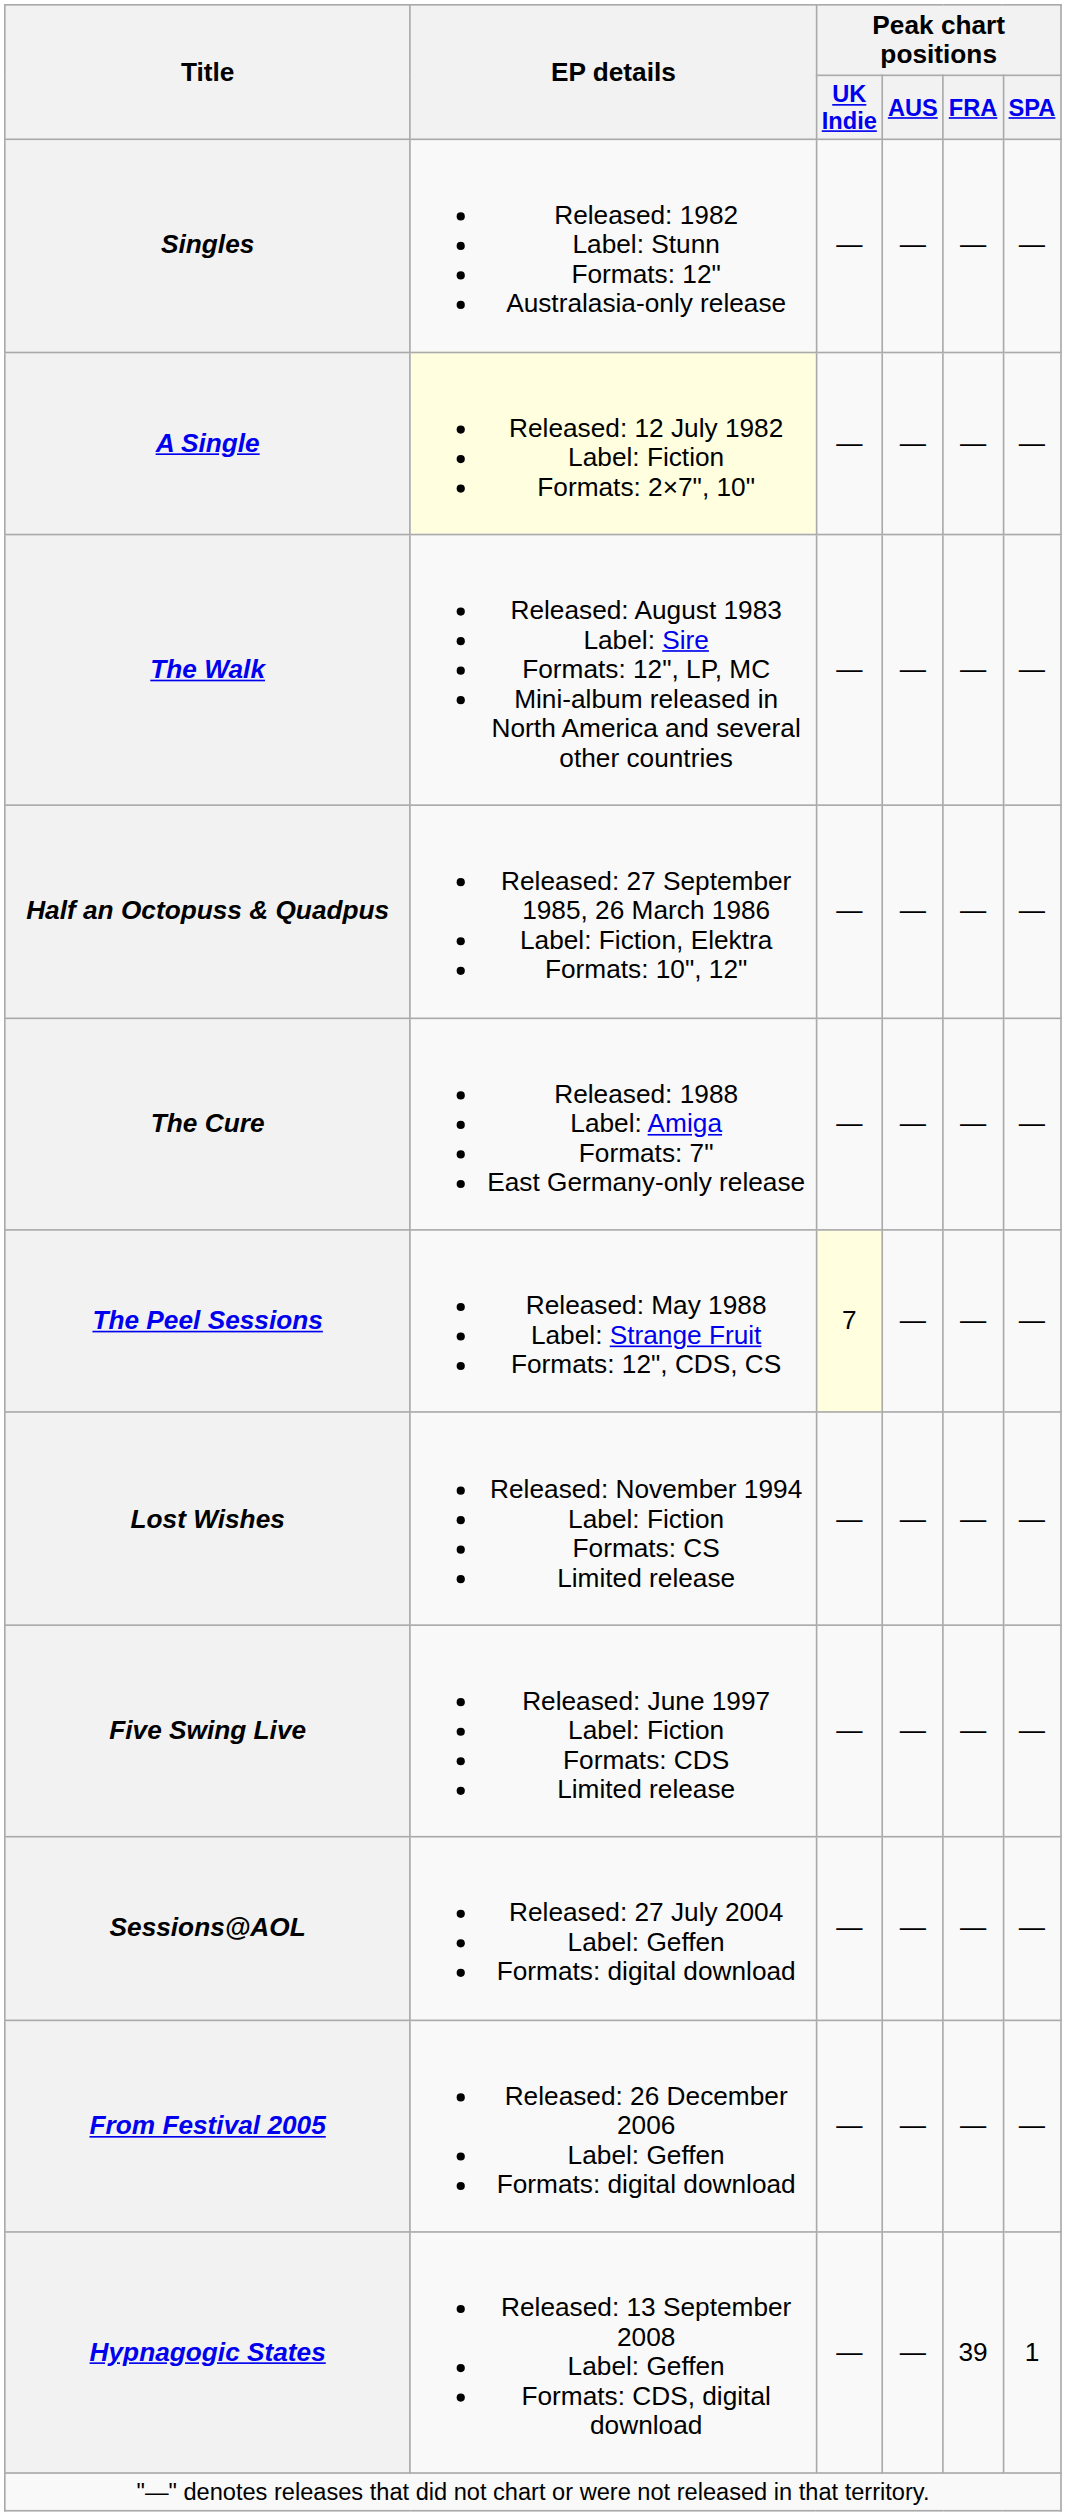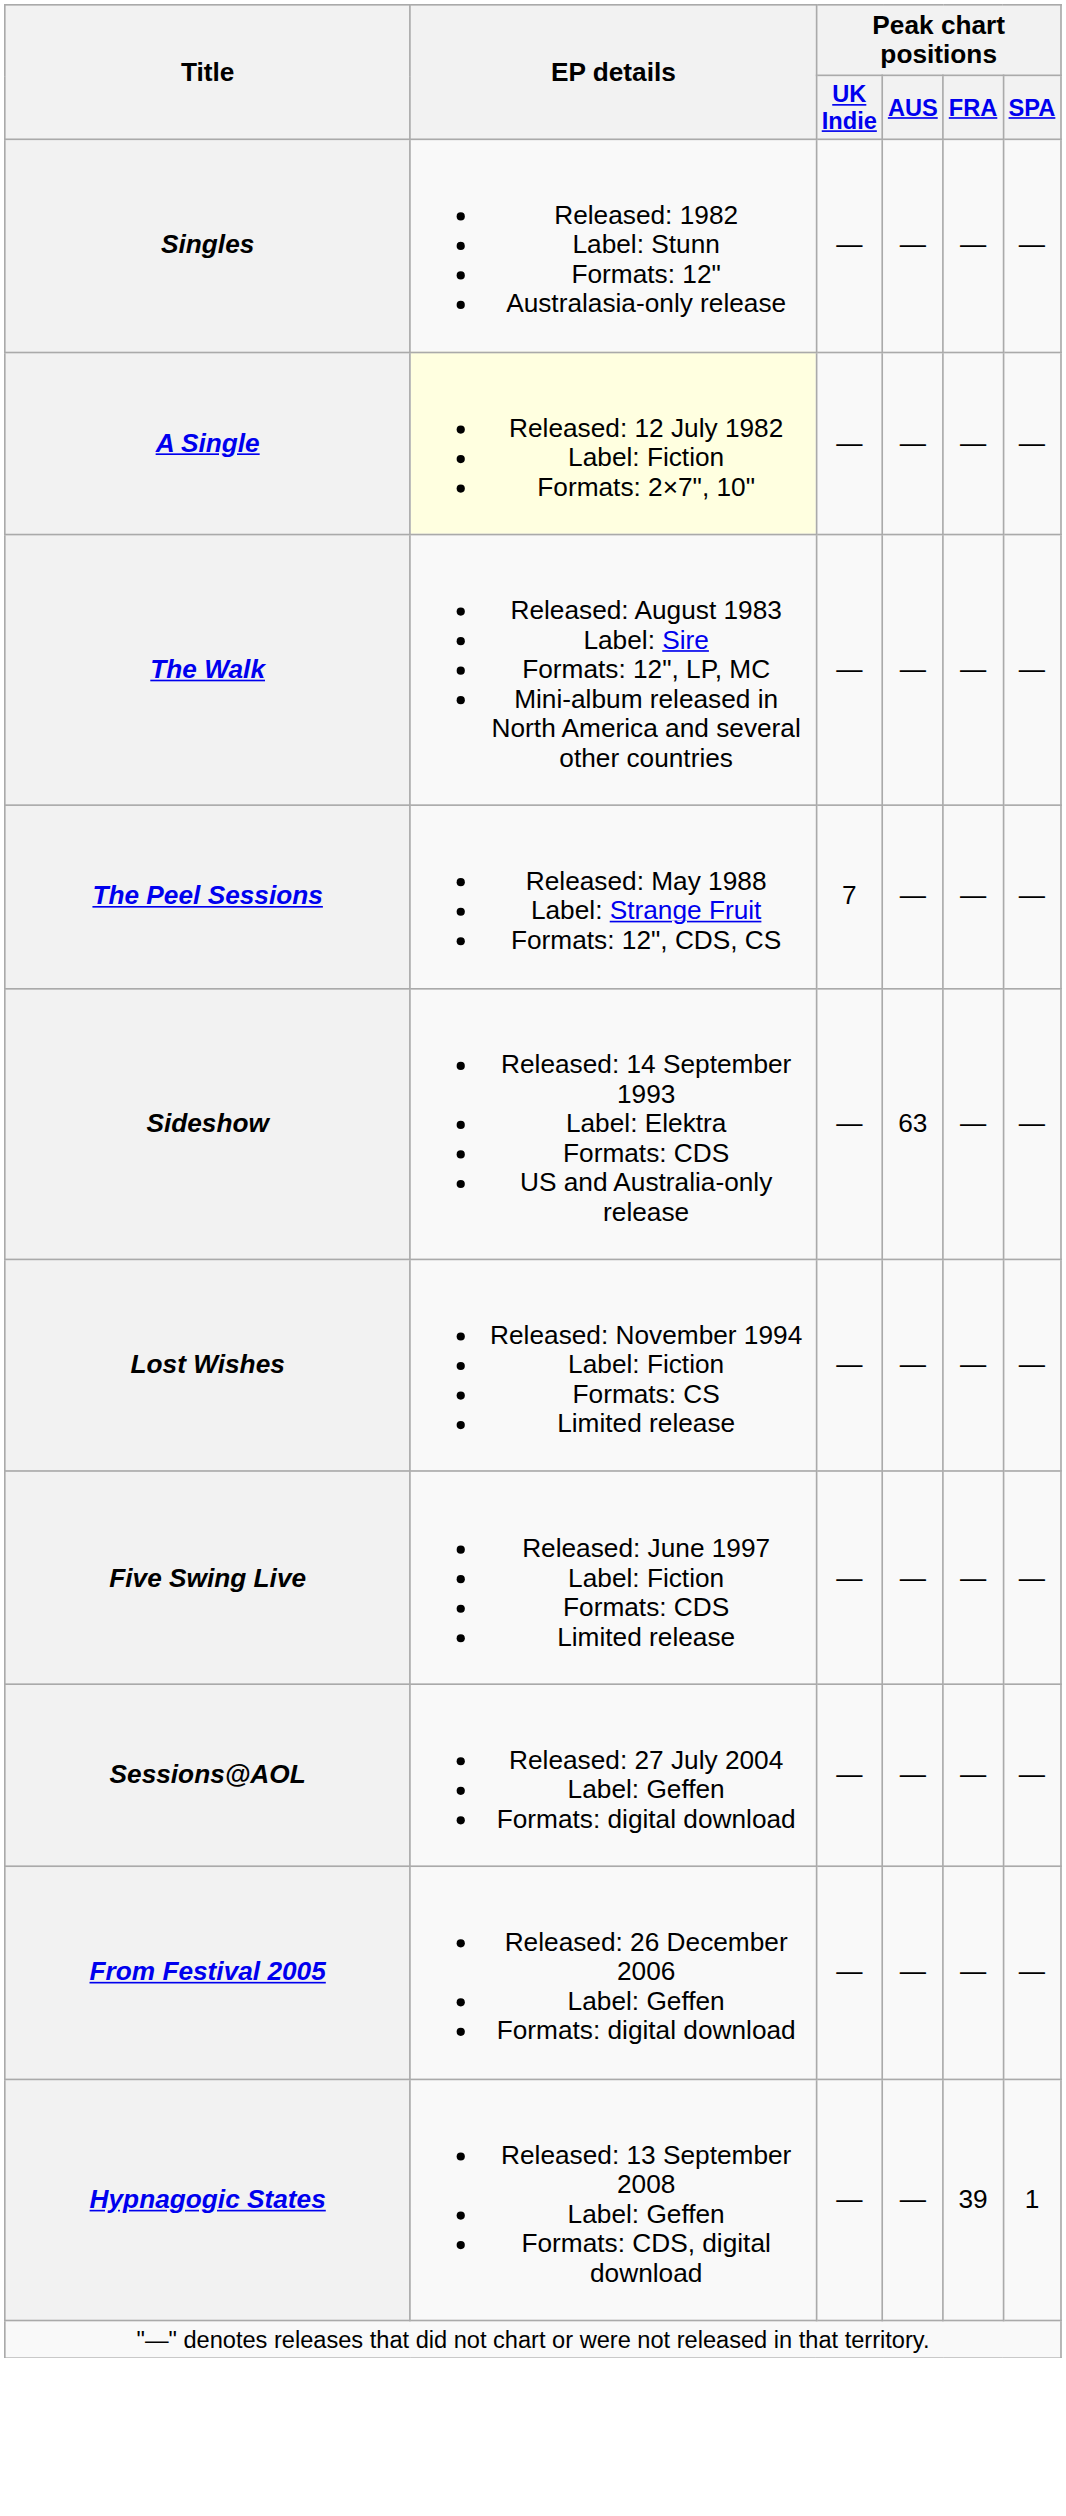- row: (208, 911)
- row: (208, 1123)
(849, 1320) lightyellow background -> (849, 896) no background
+ row: (208, 1123)
